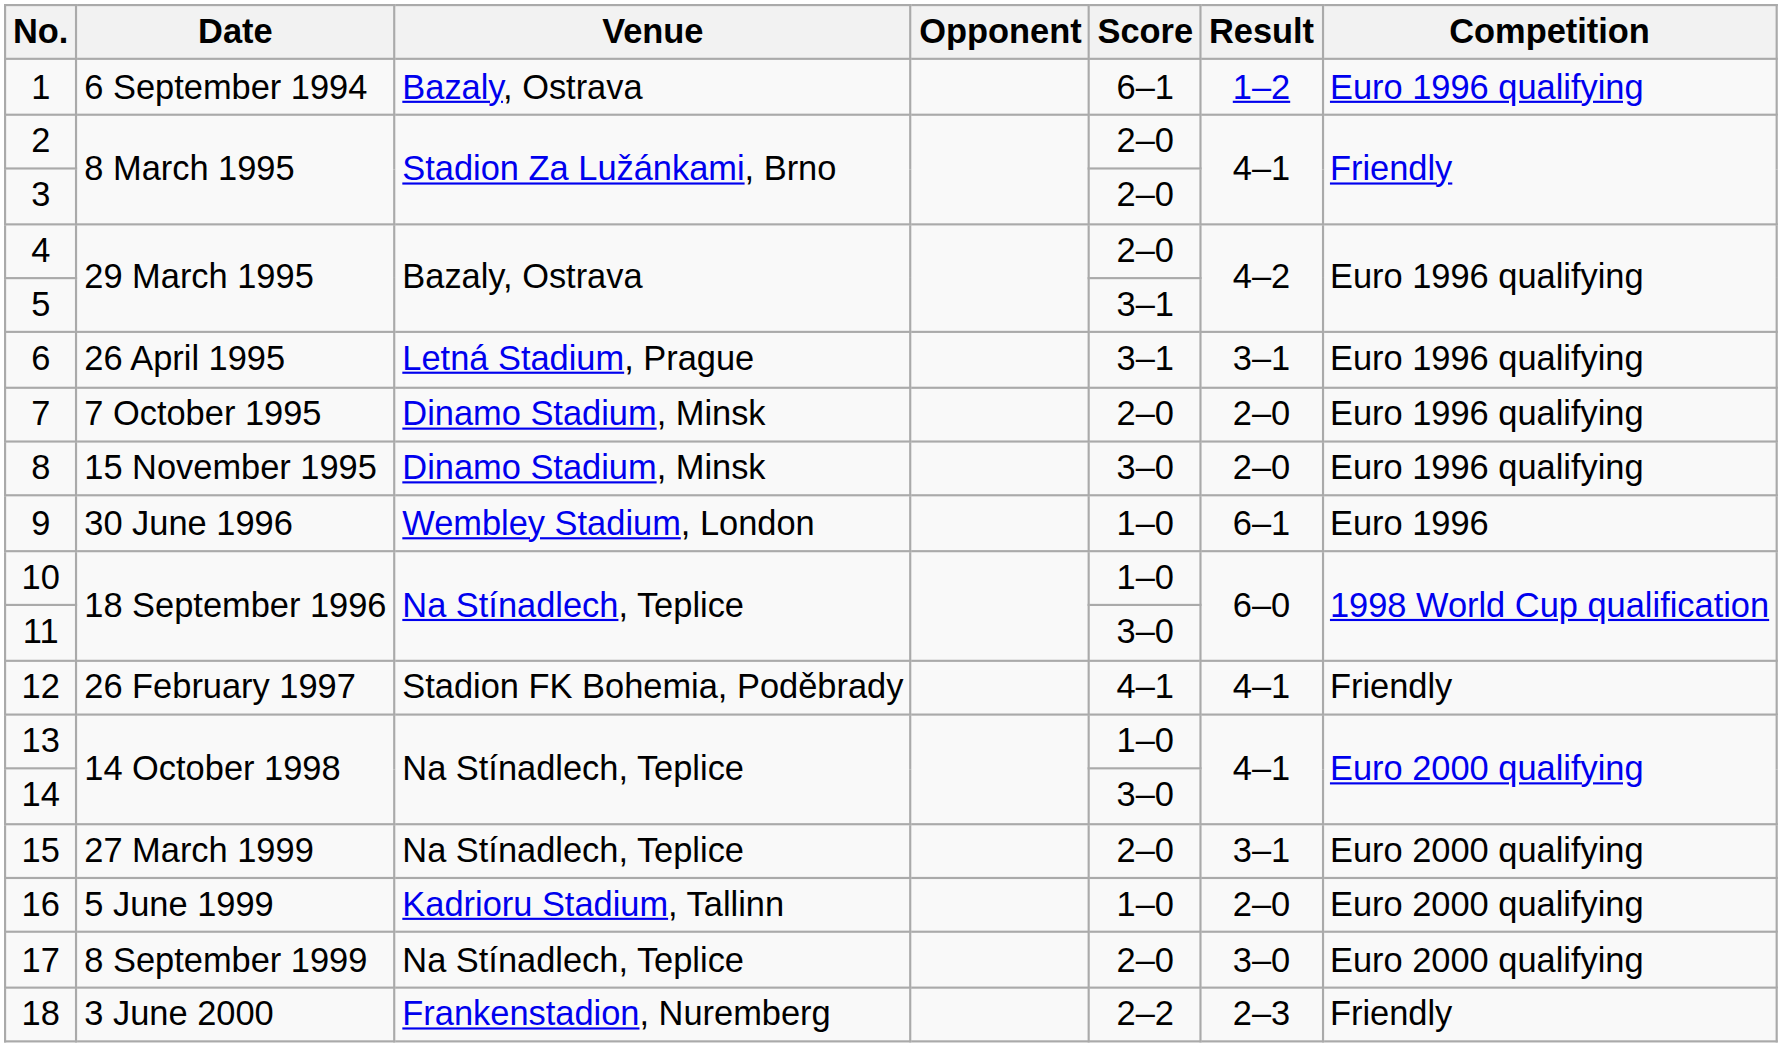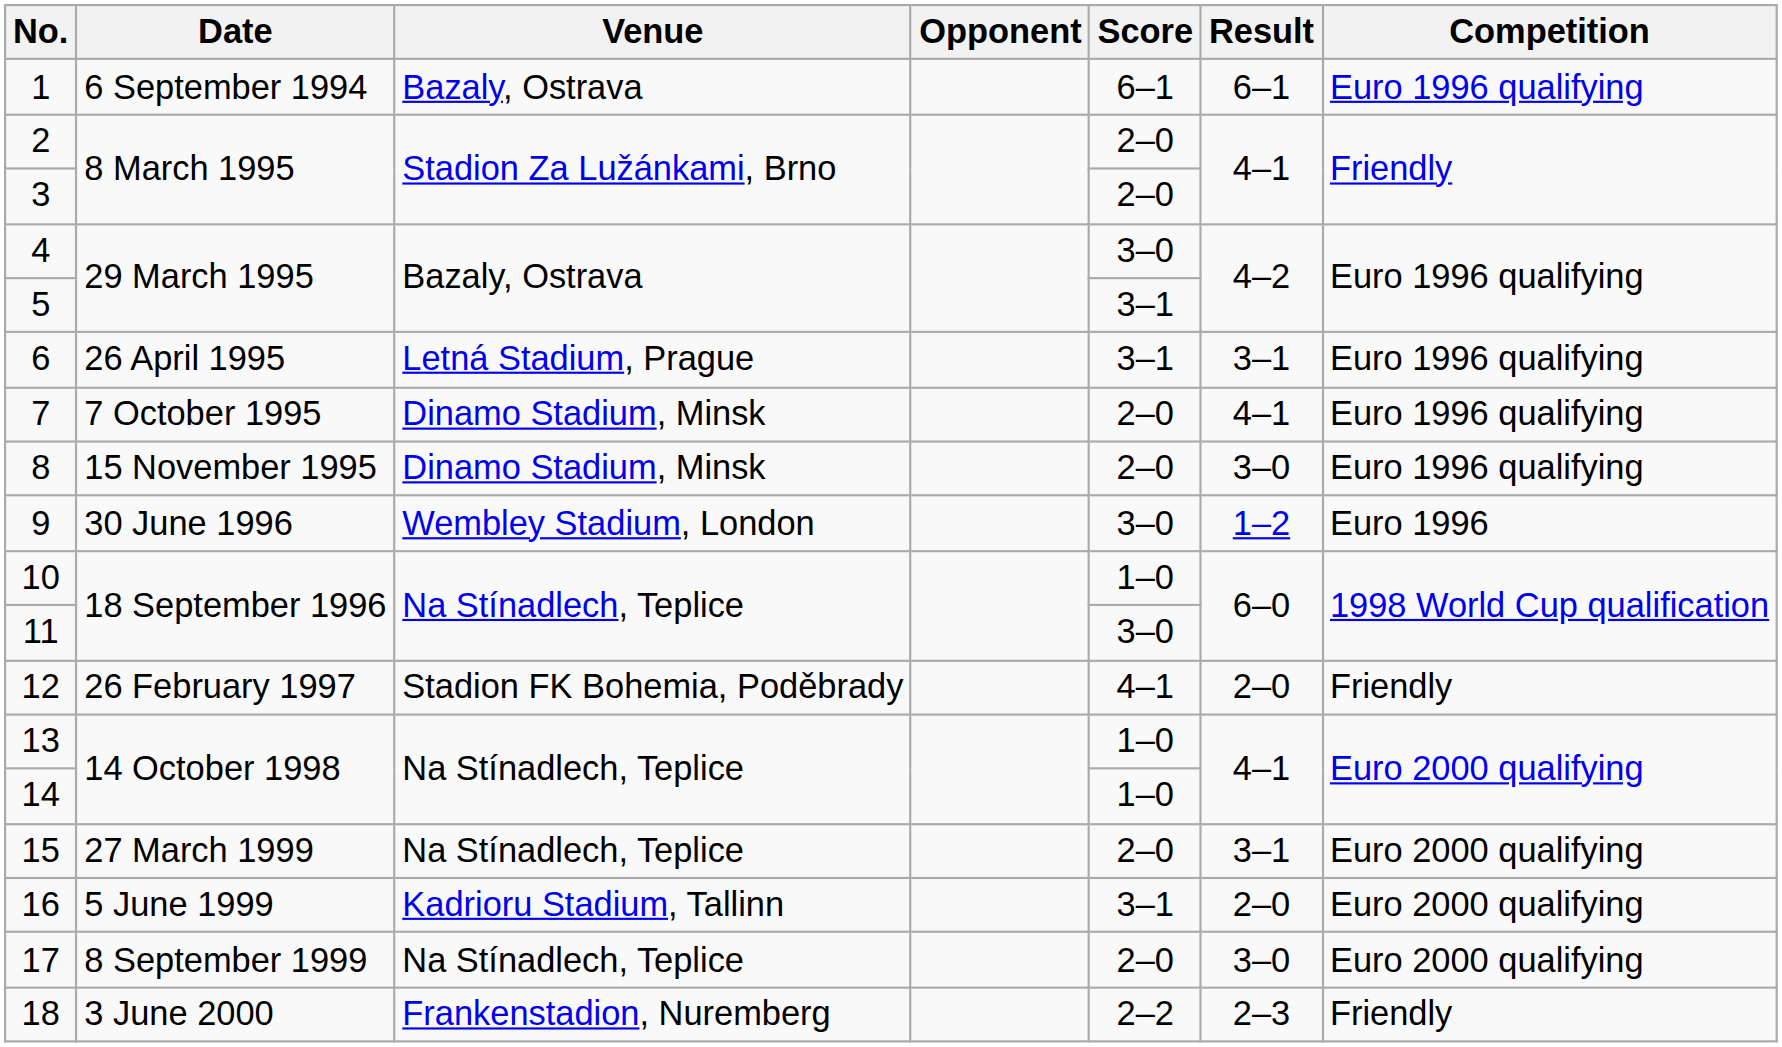(1261, 86) 1–2 -> (1261, 86) 6–1
(1145, 250) 2–0 -> (1145, 250) 3–0
(1261, 413) 2–0 -> (1261, 413) 4–1
(1145, 468) 3–0 -> (1145, 468) 2–0
(1261, 468) 2–0 -> (1261, 468) 3–0
(1145, 522) 1–0 -> (1145, 522) 3–0
(1261, 522) 6–1 -> (1261, 522) 1–2
(1261, 686) 4–1 -> (1261, 686) 2–0
(1145, 795) 3–0 -> (1145, 795) 1–0
(1145, 904) 1–0 -> (1145, 904) 3–1
